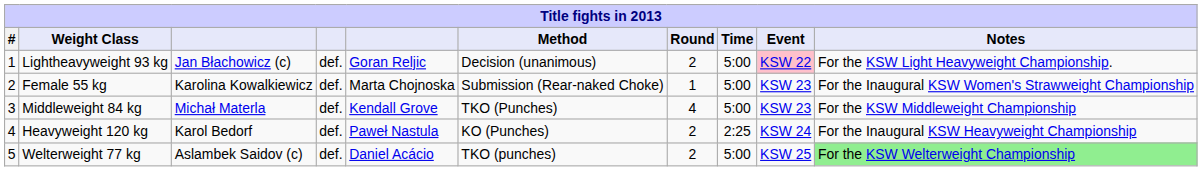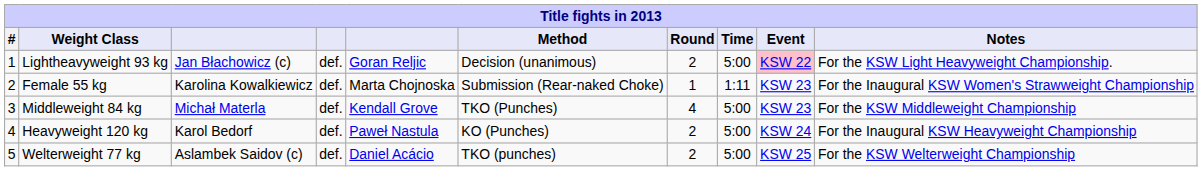(737, 85) 5:00 -> (737, 85) 1:11
(737, 131) 2:25 -> (737, 131) 5:00
(947, 154) lightgreen background -> (947, 154) no background
